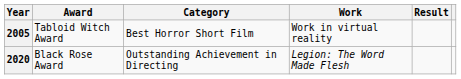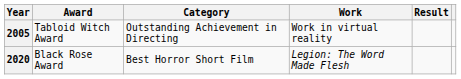(190, 33) Best Horror Short Film -> (201, 33) Outstanding Achievement in Directing
(201, 60) Outstanding Achievement in Directing -> (190, 60) Best Horror Short Film
